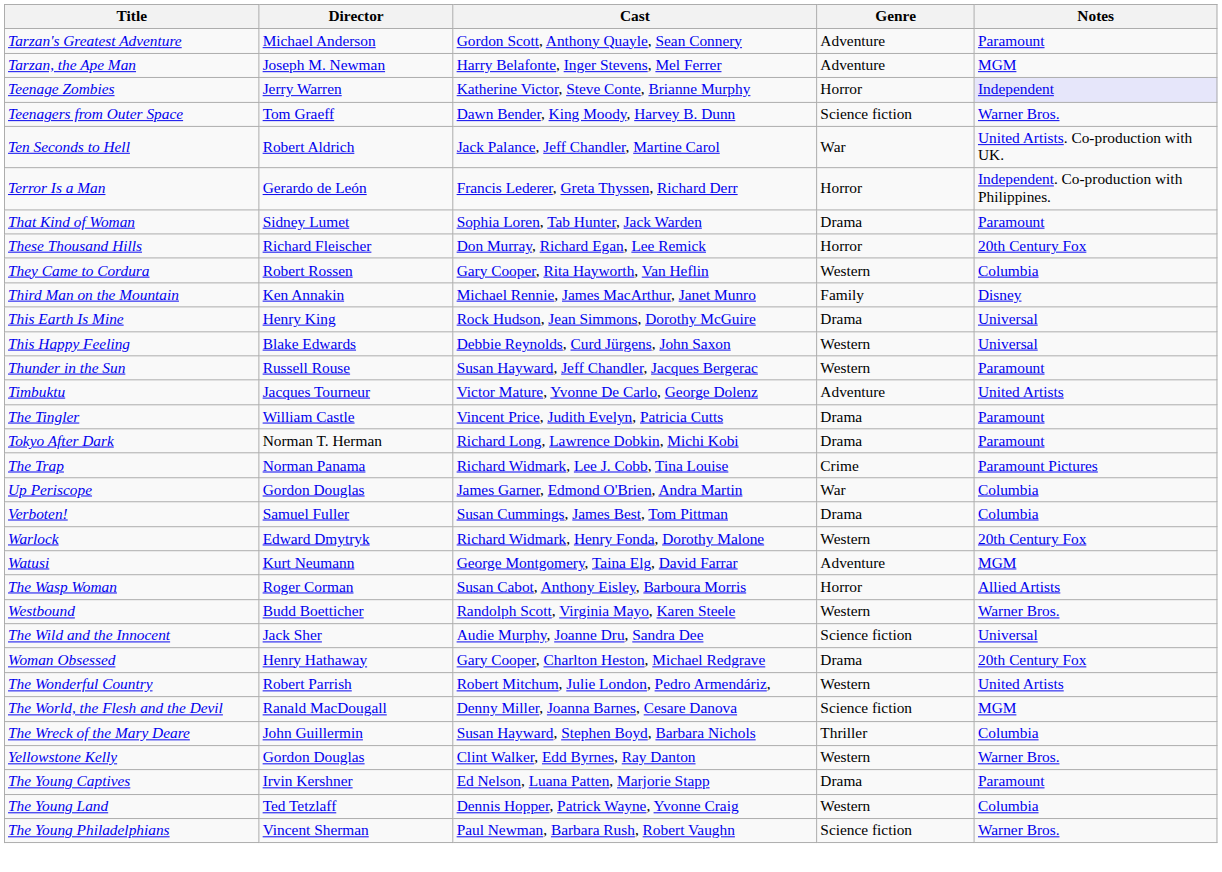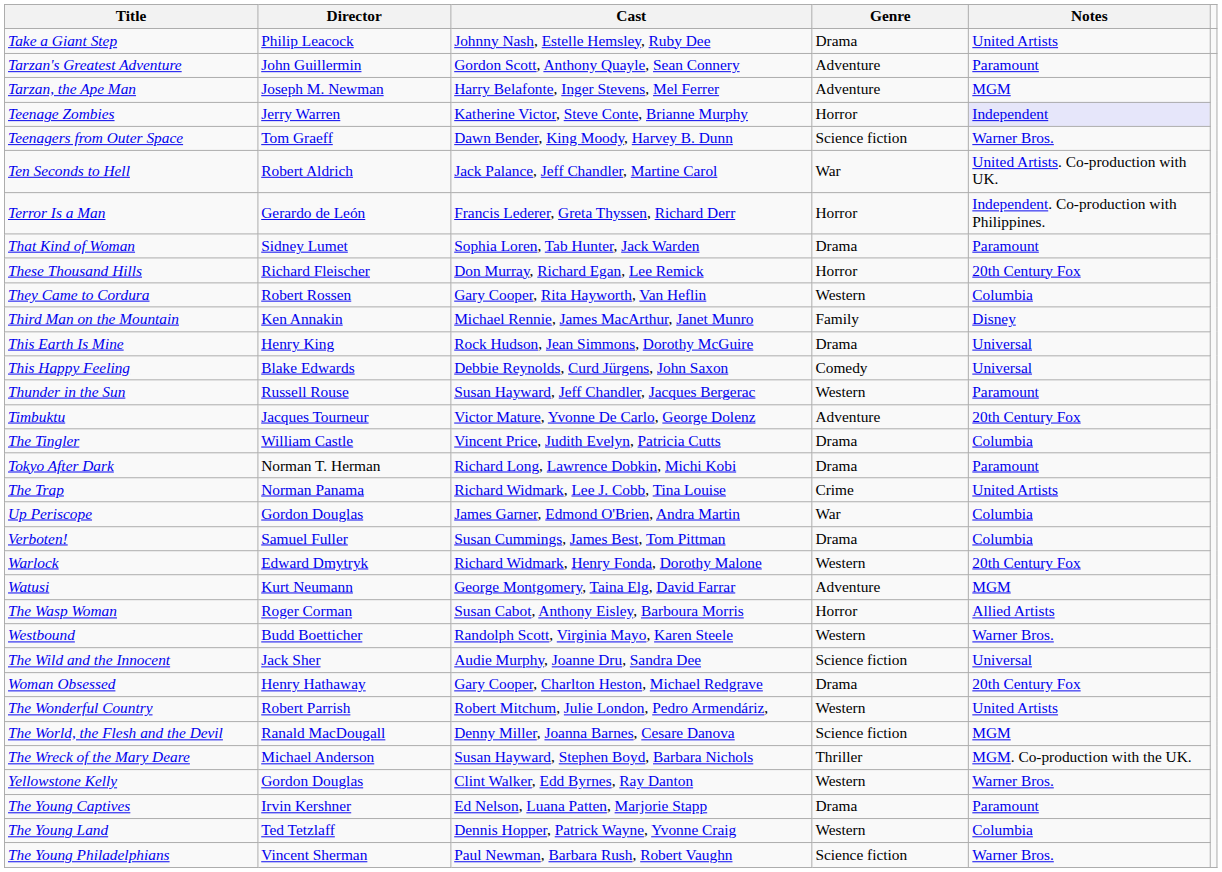+ row: (63, 41)
(319, 41) Michael Anderson -> (311, 65) John Guillermin
(845, 343) Western -> (841, 367) Comedy
(1021, 392) United Artists -> (1026, 416) 20th Century Fox
(1011, 416) Paramount -> (1003, 440) Columbia
(1038, 465) Paramount Pictures -> (1015, 489) United Artists
(313, 733) John Guillermin -> (318, 757) Michael Anderson
(1008, 733) Columbia -> (1082, 757) MGM. Co-production with the UK.
